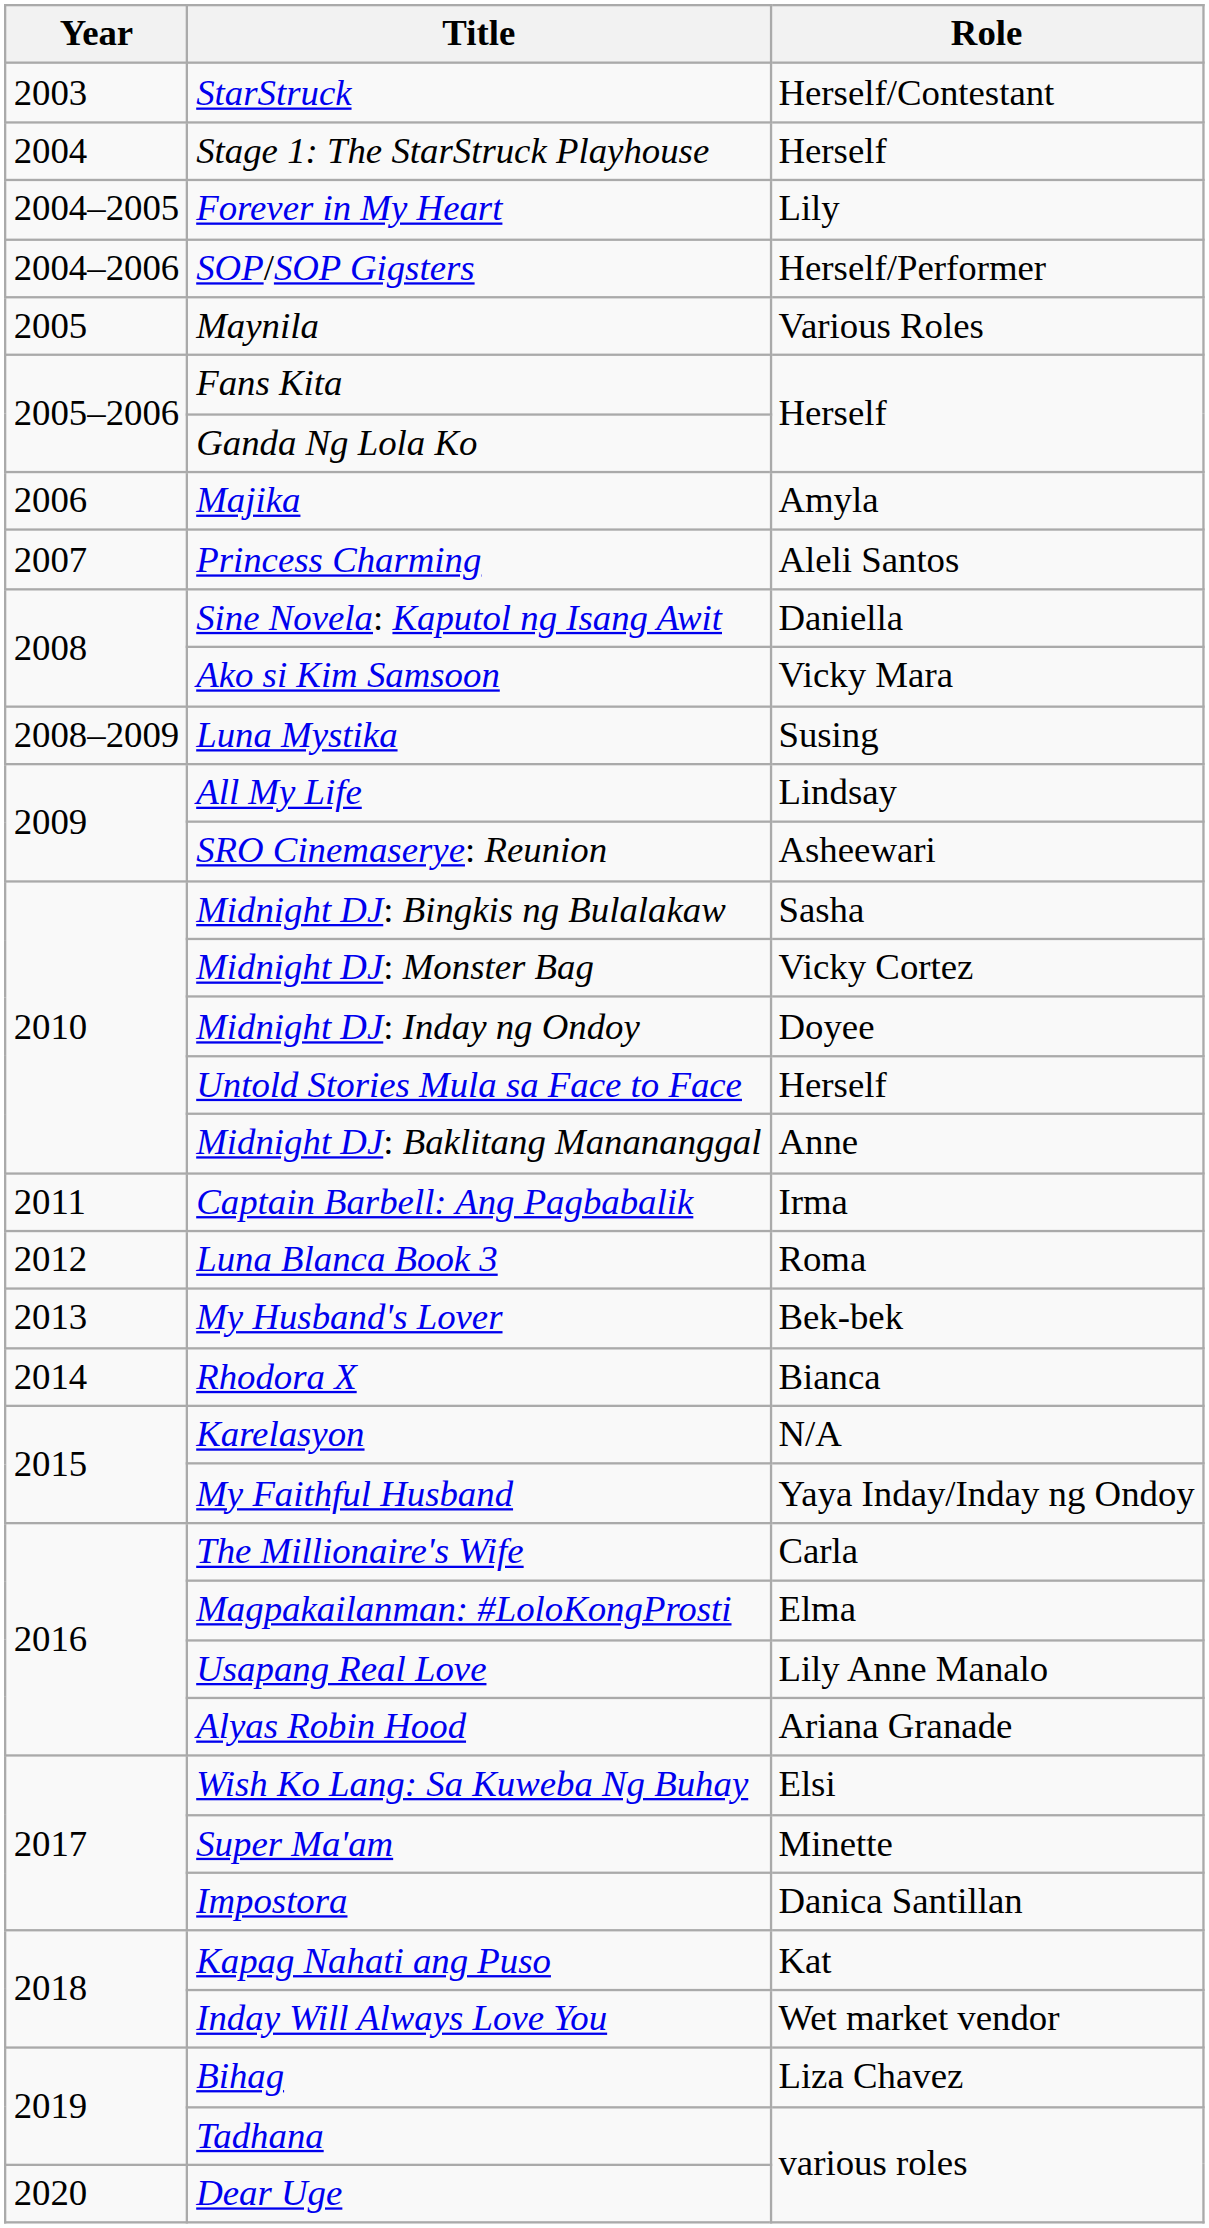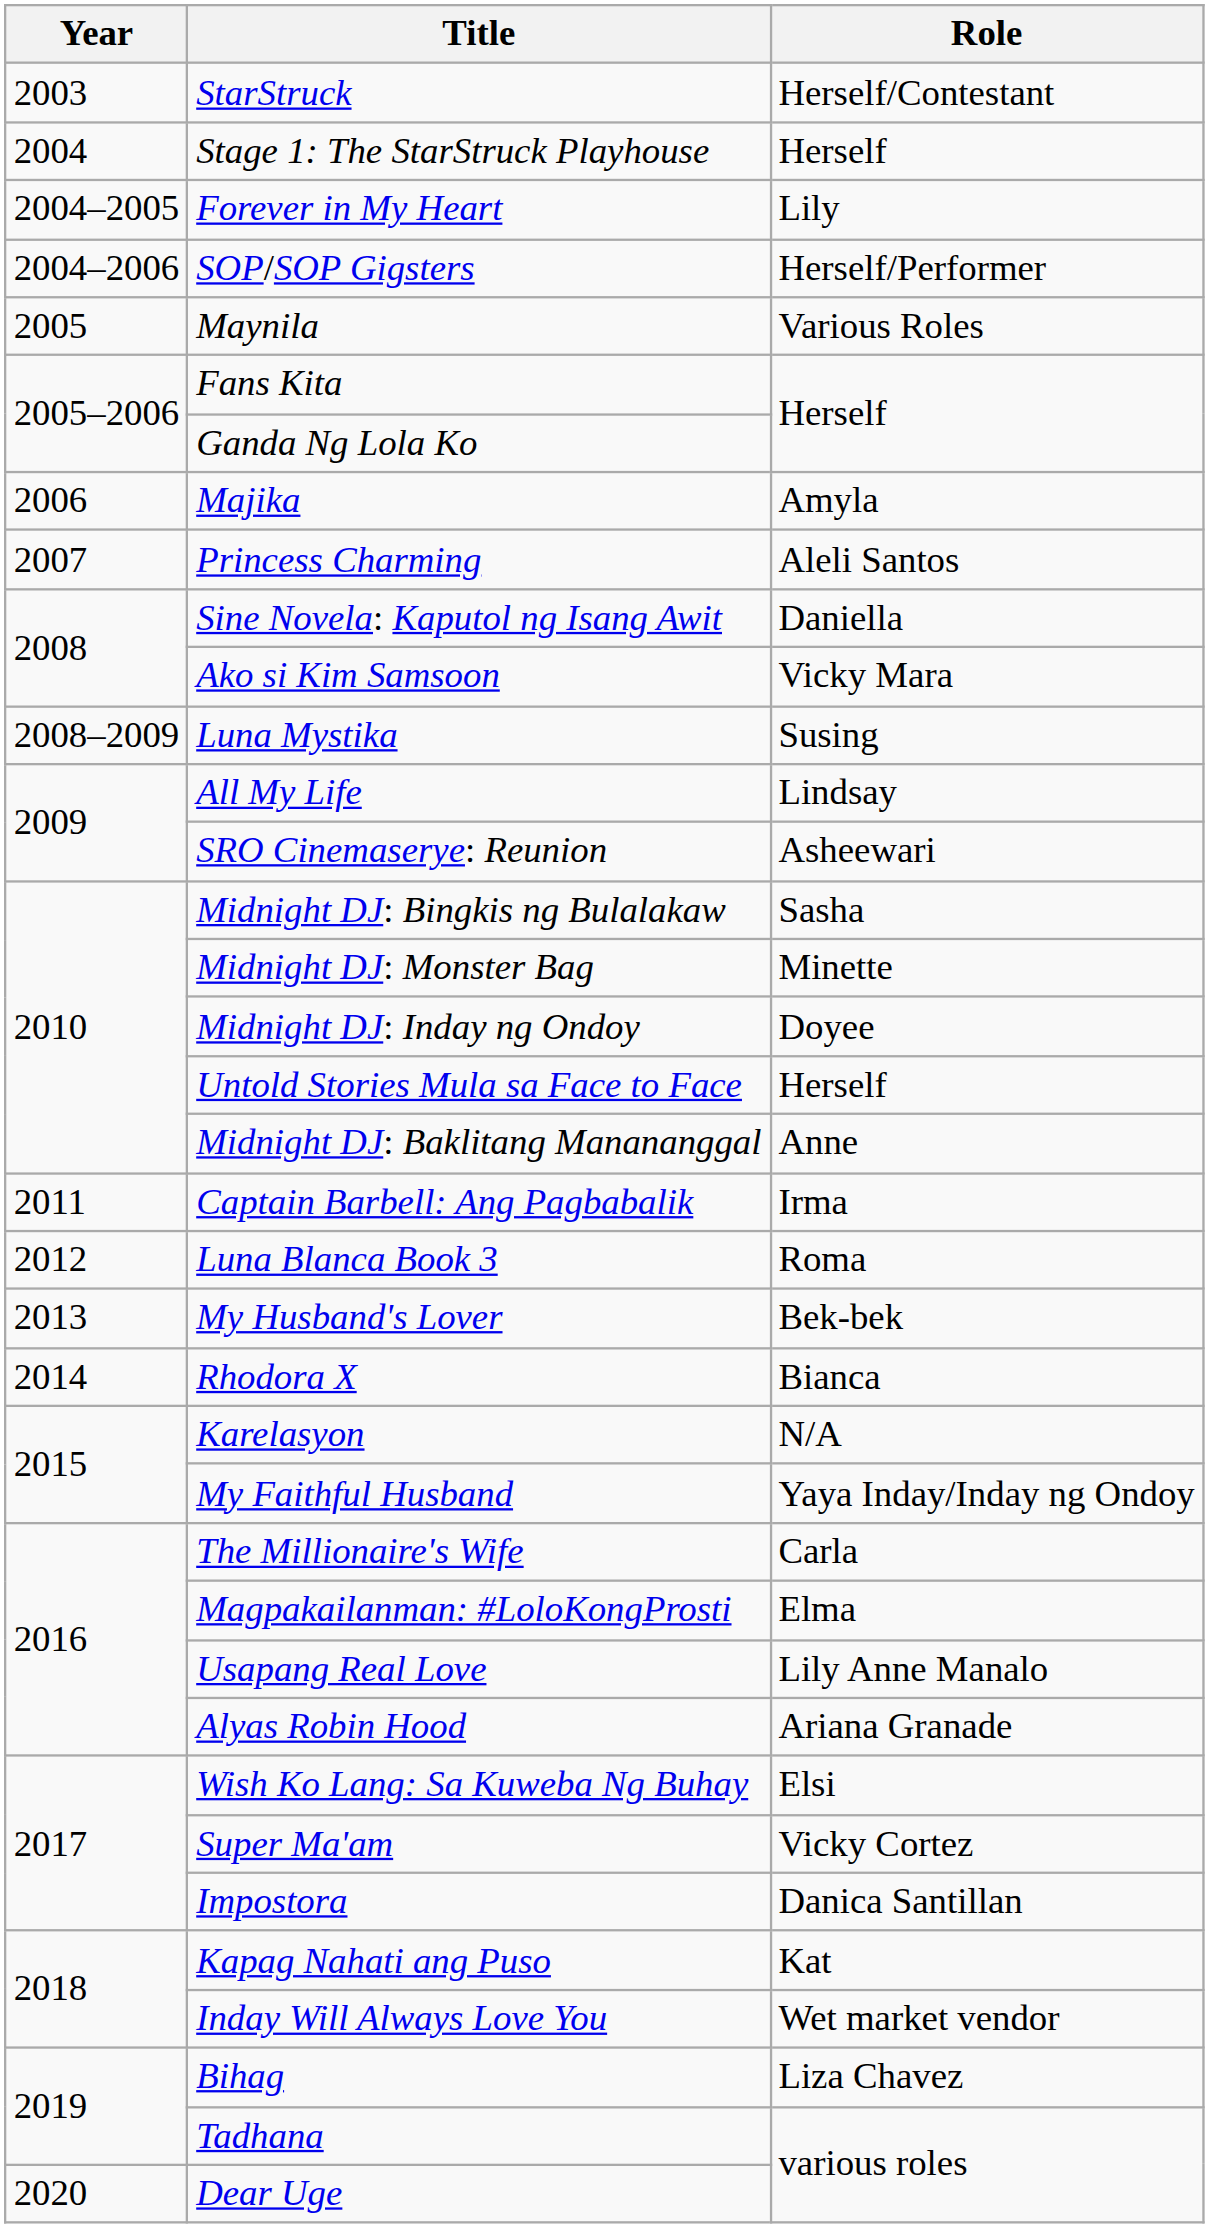(876, 967) Vicky Cortez -> (836, 967) Minette
(836, 1842) Minette -> (876, 1842) Vicky Cortez
